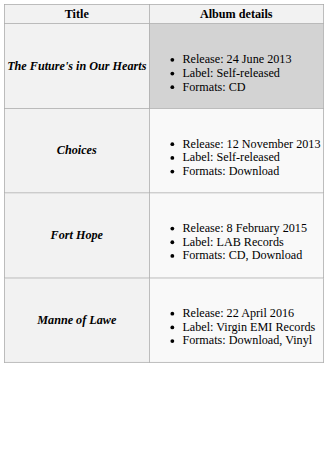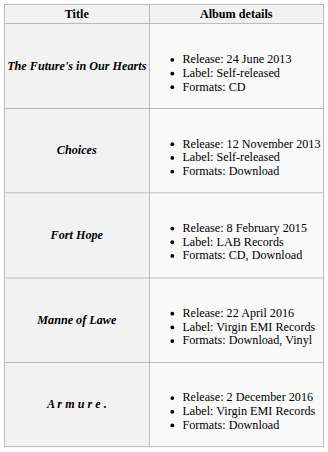(236, 73) lightgrey background -> (236, 73) no background
+ row: (77, 404)
